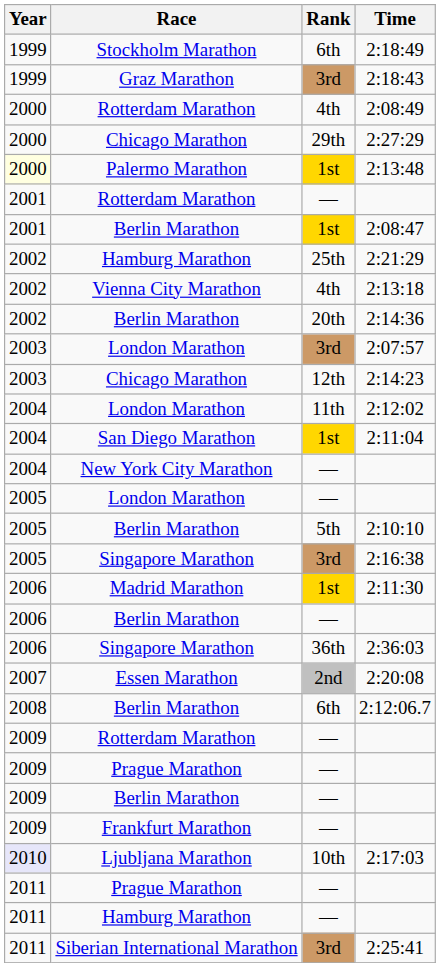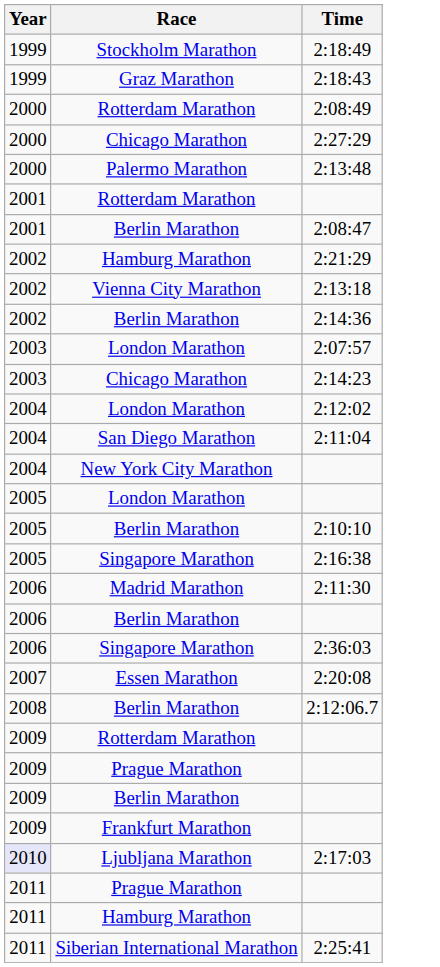- column: (328, 19)
(28, 169) lightyellow background -> (28, 169) no background
